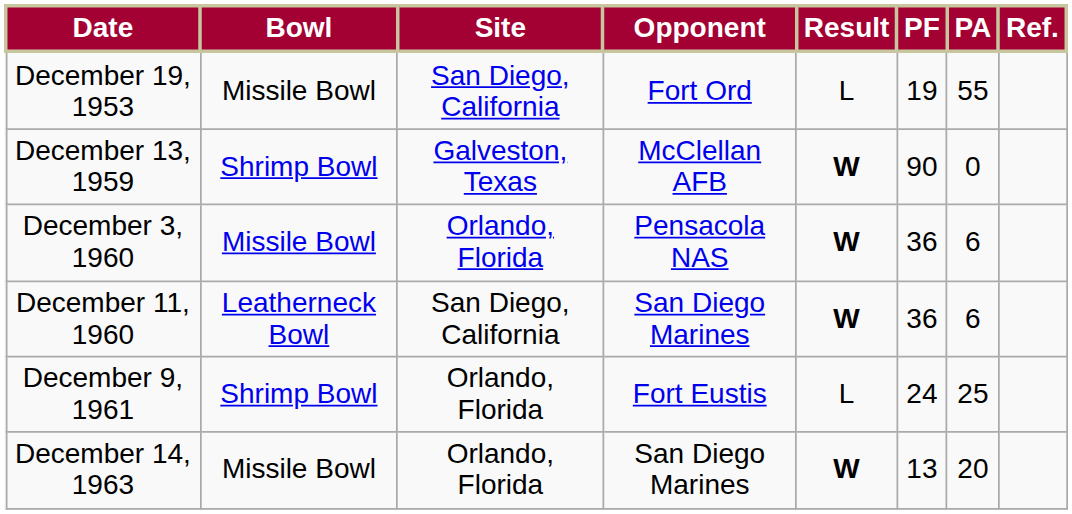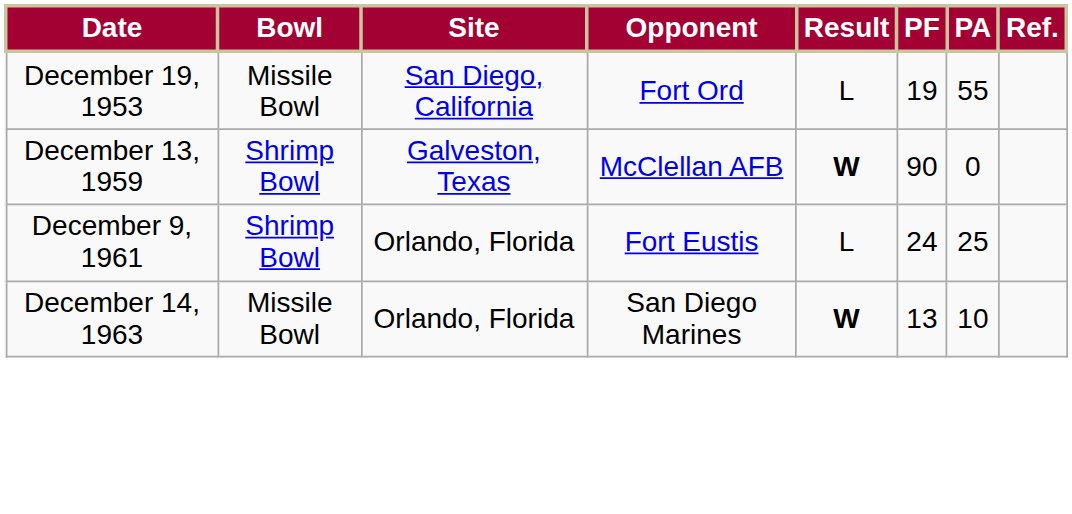- row: (103, 242)
- row: (103, 318)
(973, 469) 20 -> (973, 318) 10
